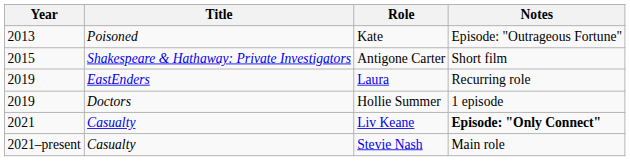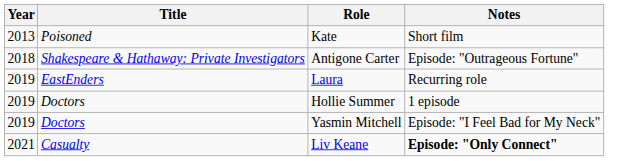(537, 36) Episode: "Outrageous Fortune" -> (436, 36) Short film
(21, 58) 2015 -> (21, 58) 2018
(479, 58) Short film -> (493, 58) Episode: "Outrageous Fortune"
+ row: (356, 123)
- row: (390, 144)
